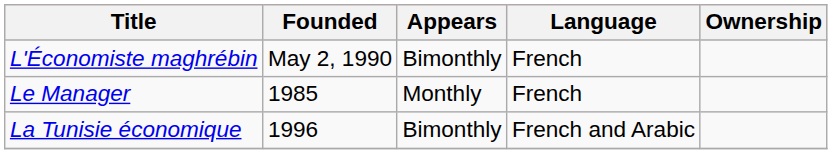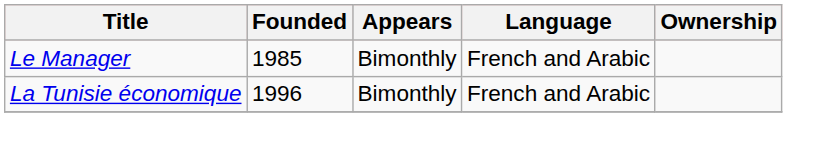- row: (134, 58)
(442, 93) Monthly -> (407, 58) Bimonthly
(547, 93) French -> (559, 58) French and Arabic
